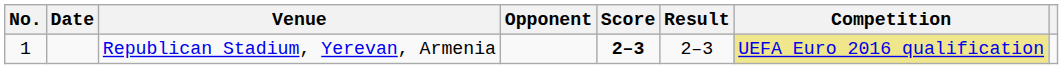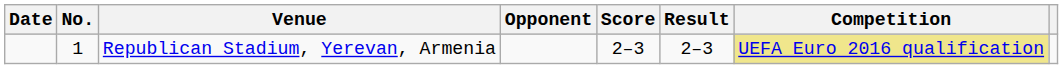columns swapped: (25, 20) <-> (72, 20)
(628, 49) bold -> (628, 49) normal
